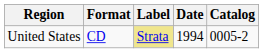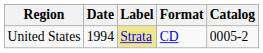columns swapped: (190, 15) <-> (109, 15)
